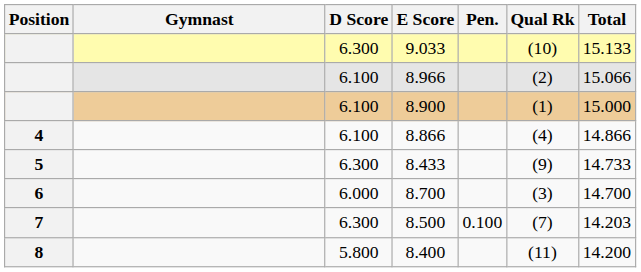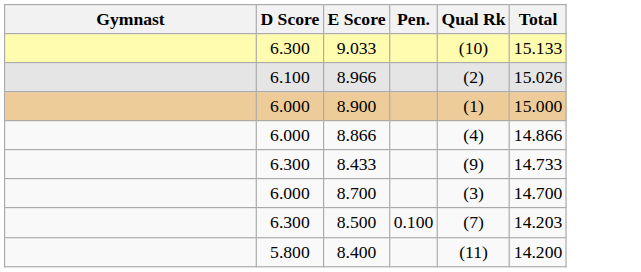- column: (39, 19)
(607, 77) 15.066 -> (538, 77) 15.026
(359, 106) 6.100 -> (290, 106) 6.000
(359, 135) 6.100 -> (290, 135) 6.000
